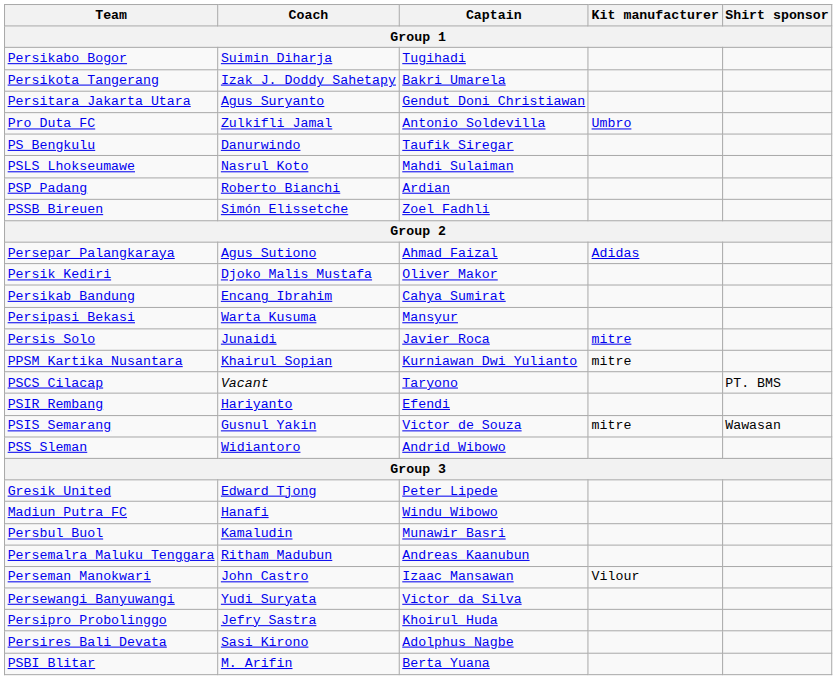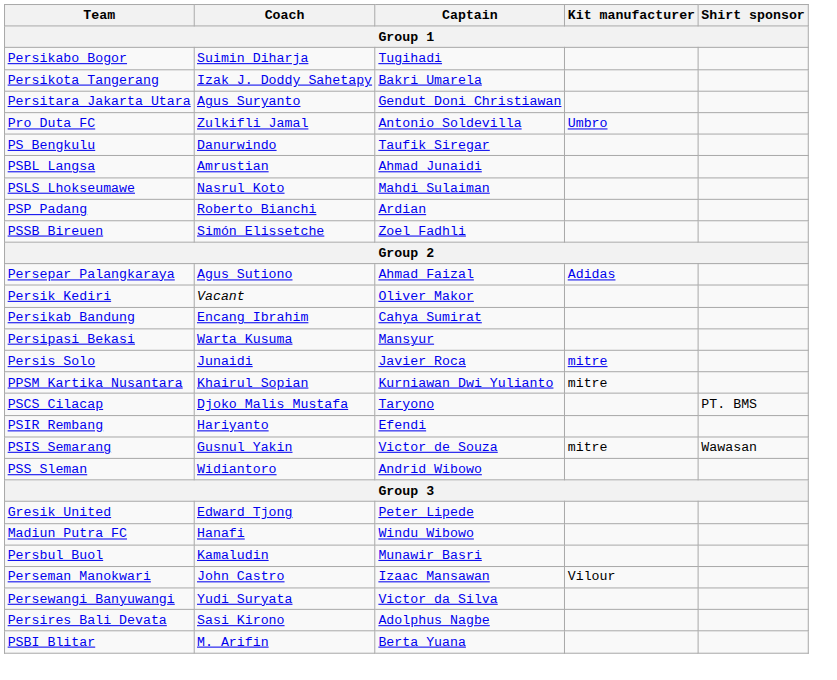+ row: (51, 167)
(296, 275) Djoko Malis Mustafa -> (221, 296) Vacant
(245, 383) Vacant -> (273, 404) Djoko Malis Mustafa
- row: (111, 556)
- row: (87, 620)
